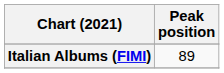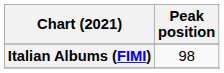(187, 56) 89 -> (187, 56) 98
